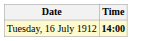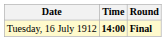+ column: (144, 12)
